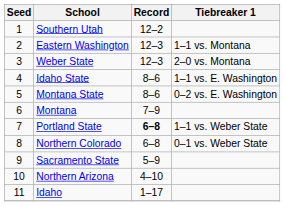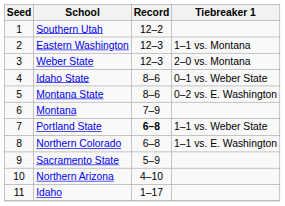(226, 78) 1–1 vs. E. Washington -> (221, 78) 0–1 vs. Weber State
(221, 144) 0–1 vs. Weber State -> (226, 144) 1–1 vs. E. Washington
